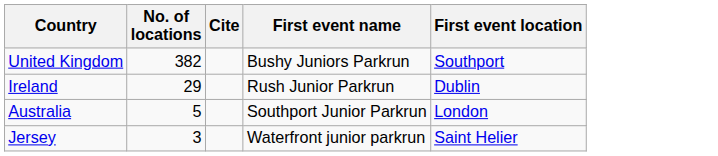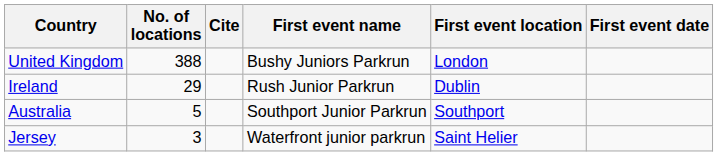+ column: (649, 26)
(188, 61) 382 -> (188, 61) 388
(469, 61) Southport -> (461, 61) London
(461, 112) London -> (469, 112) Southport
